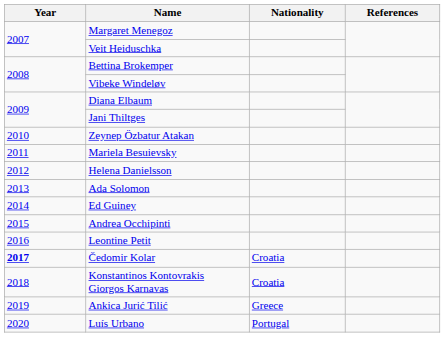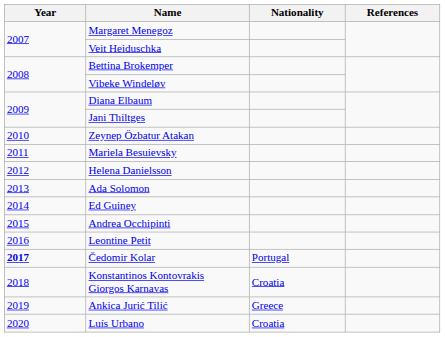(268, 258) Croatia -> (271, 258) Portugal
(271, 323) Portugal -> (268, 323) Croatia
